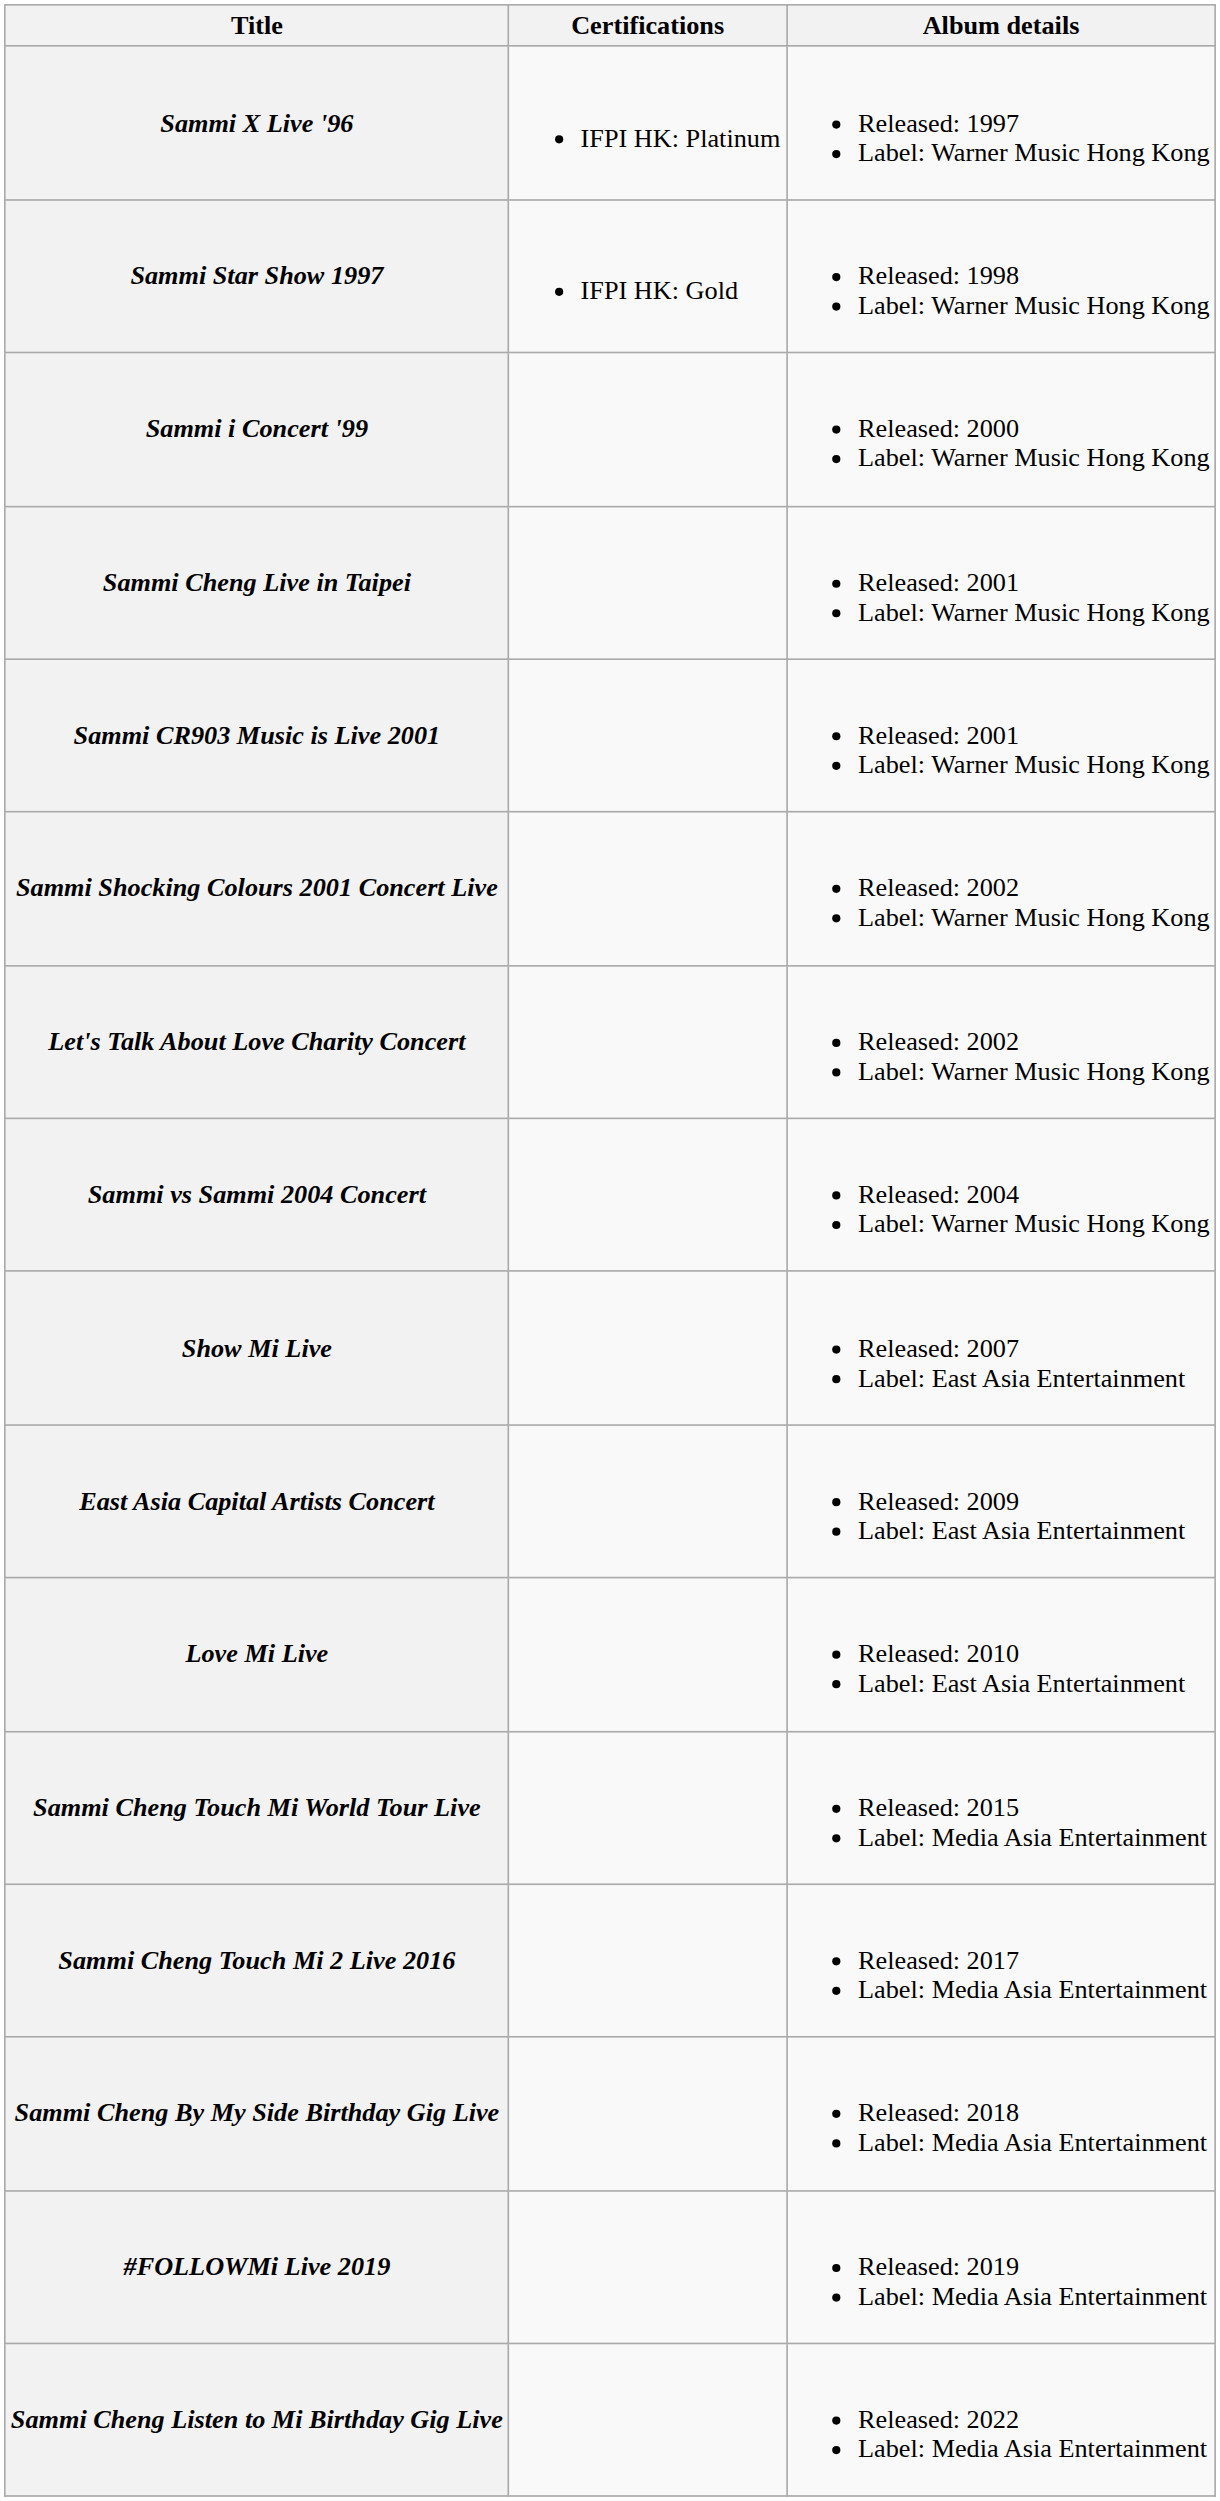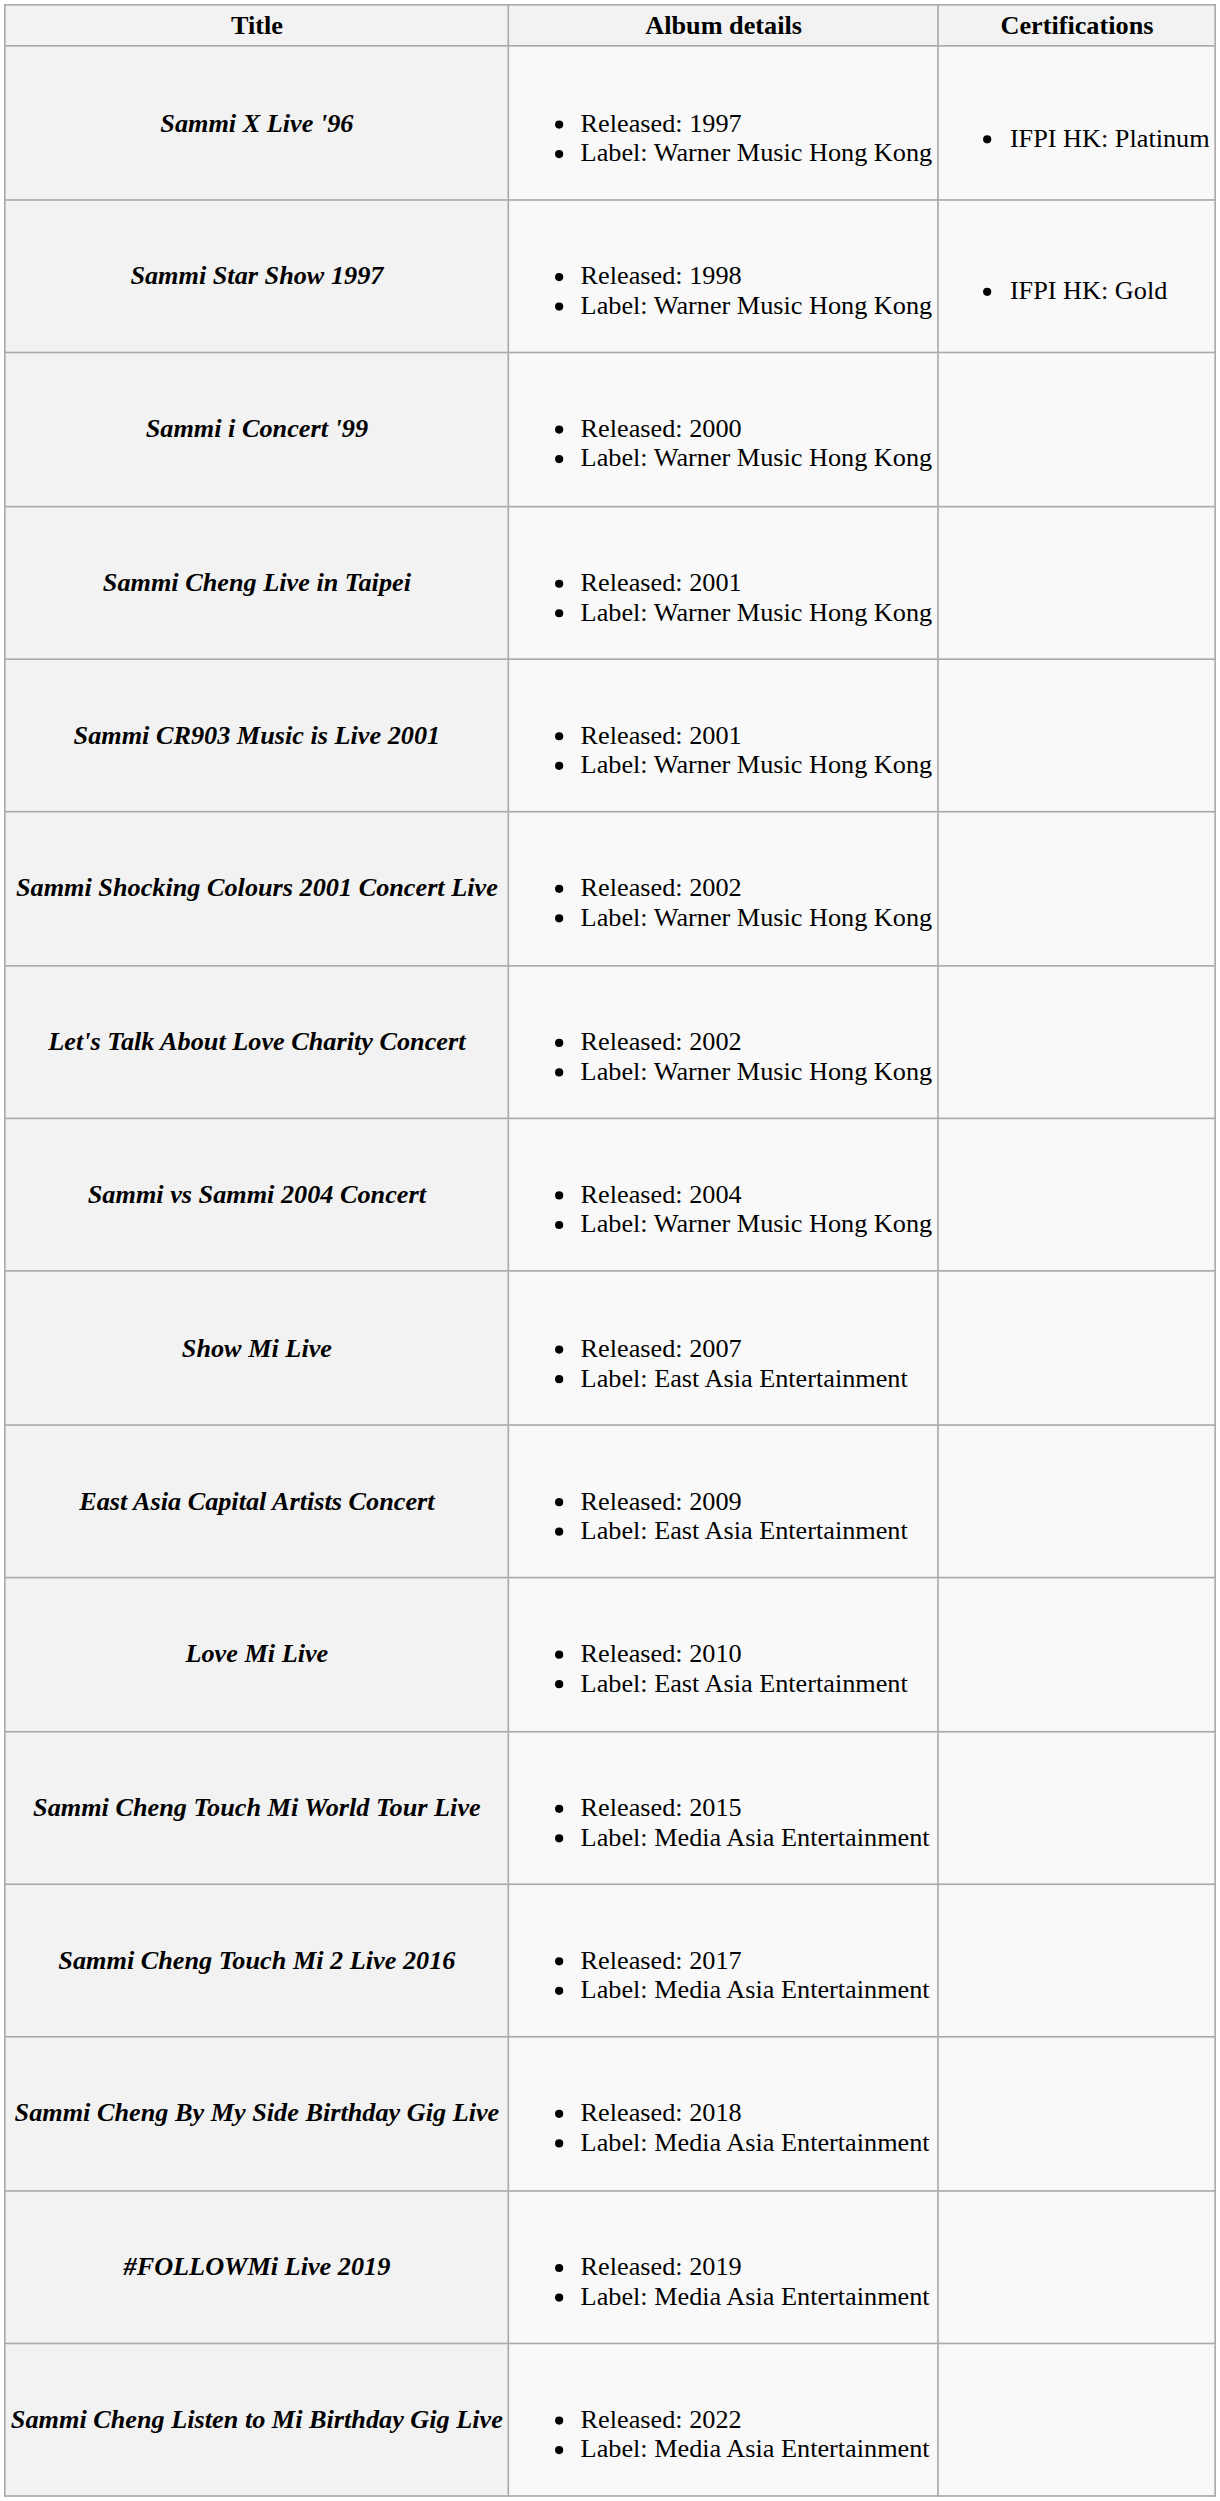columns swapped: (1001, 25) <-> (648, 25)
